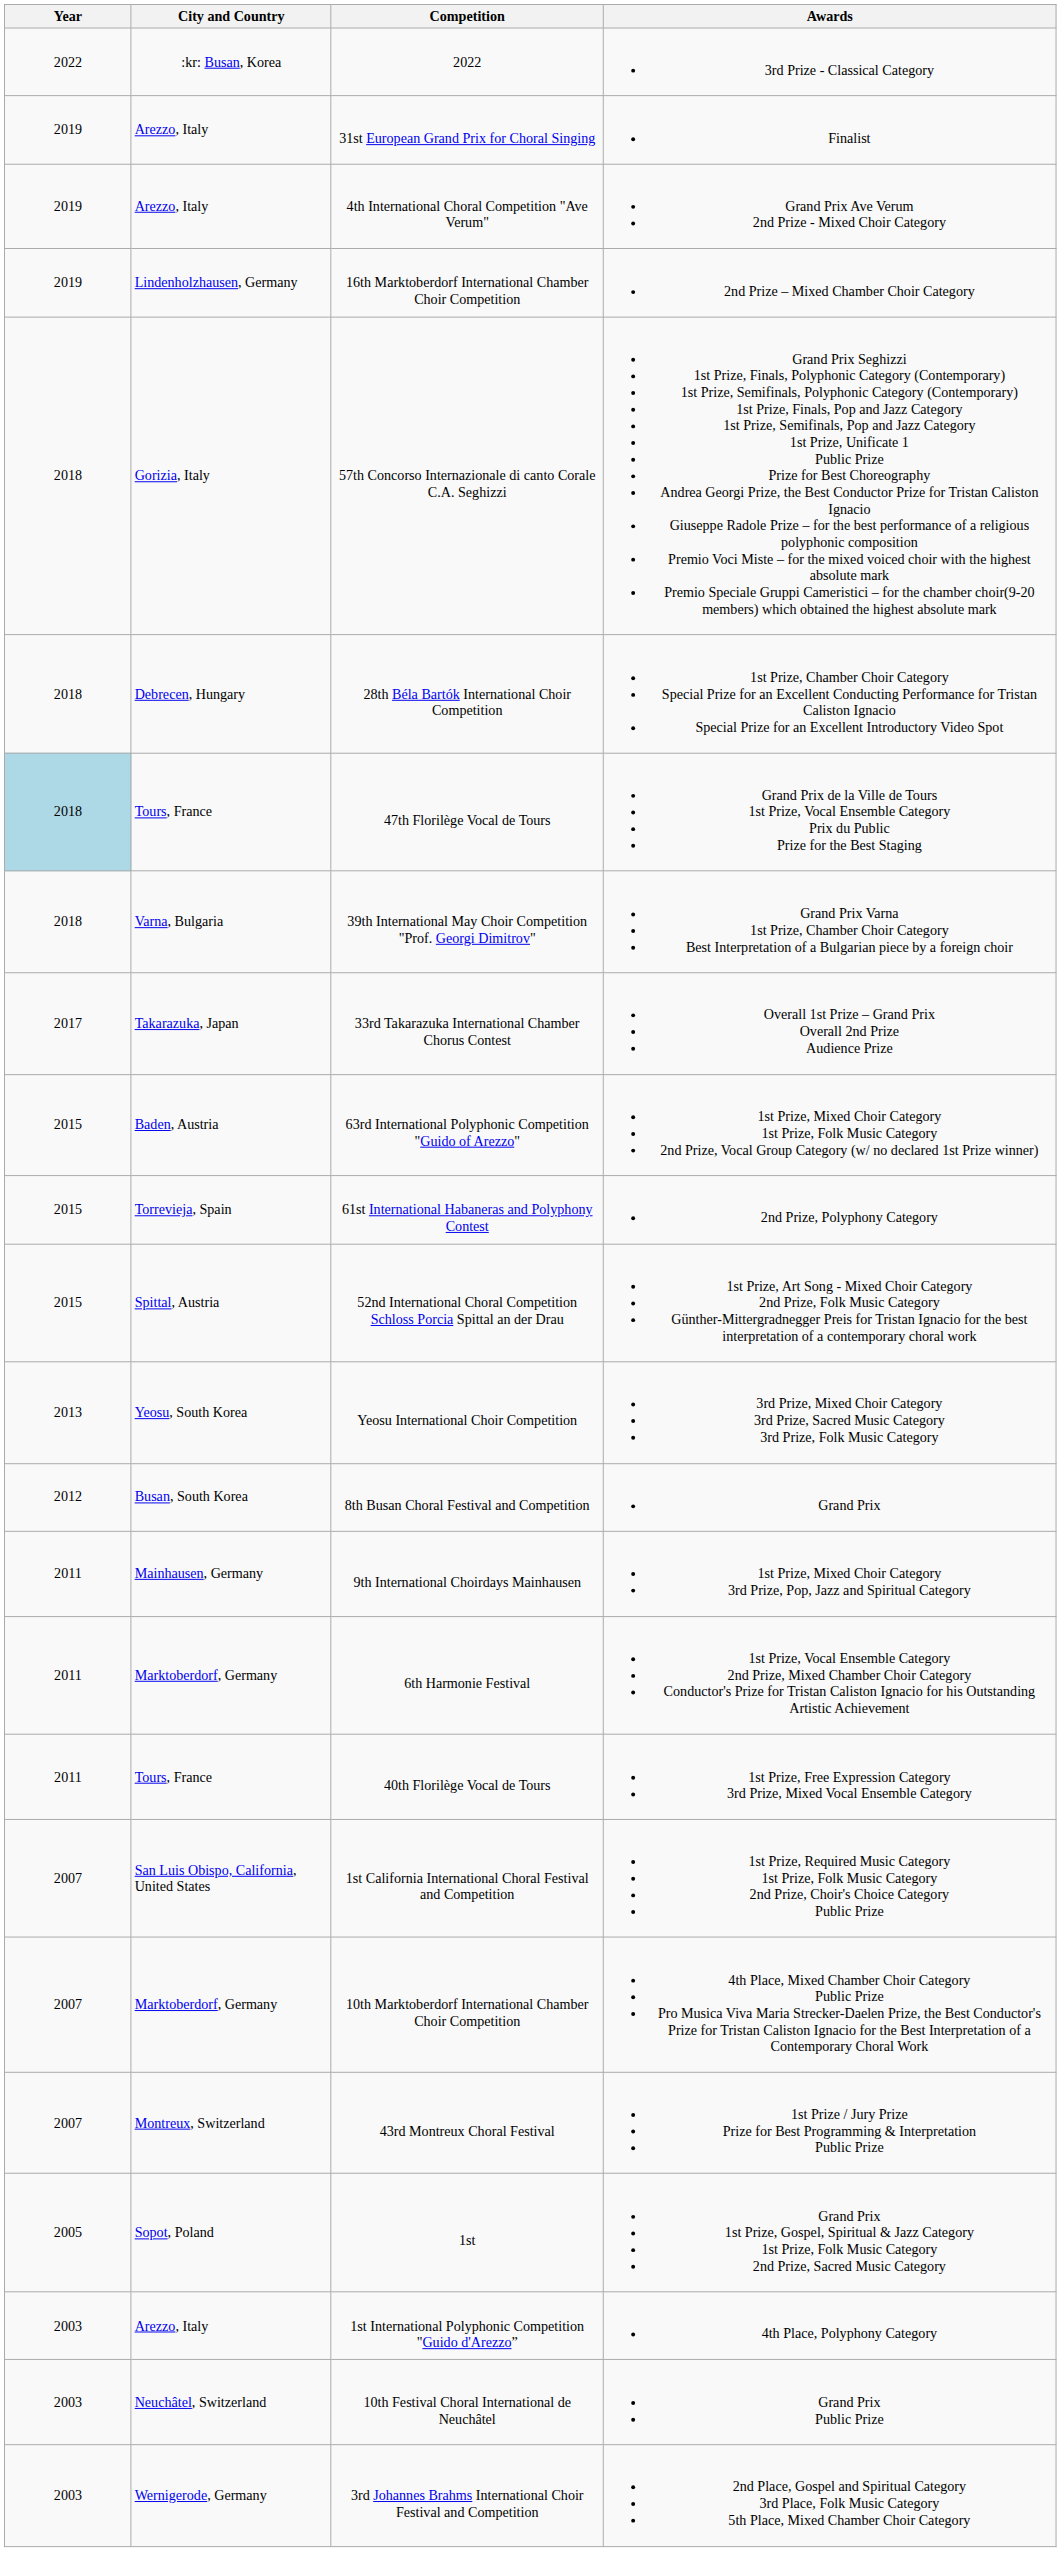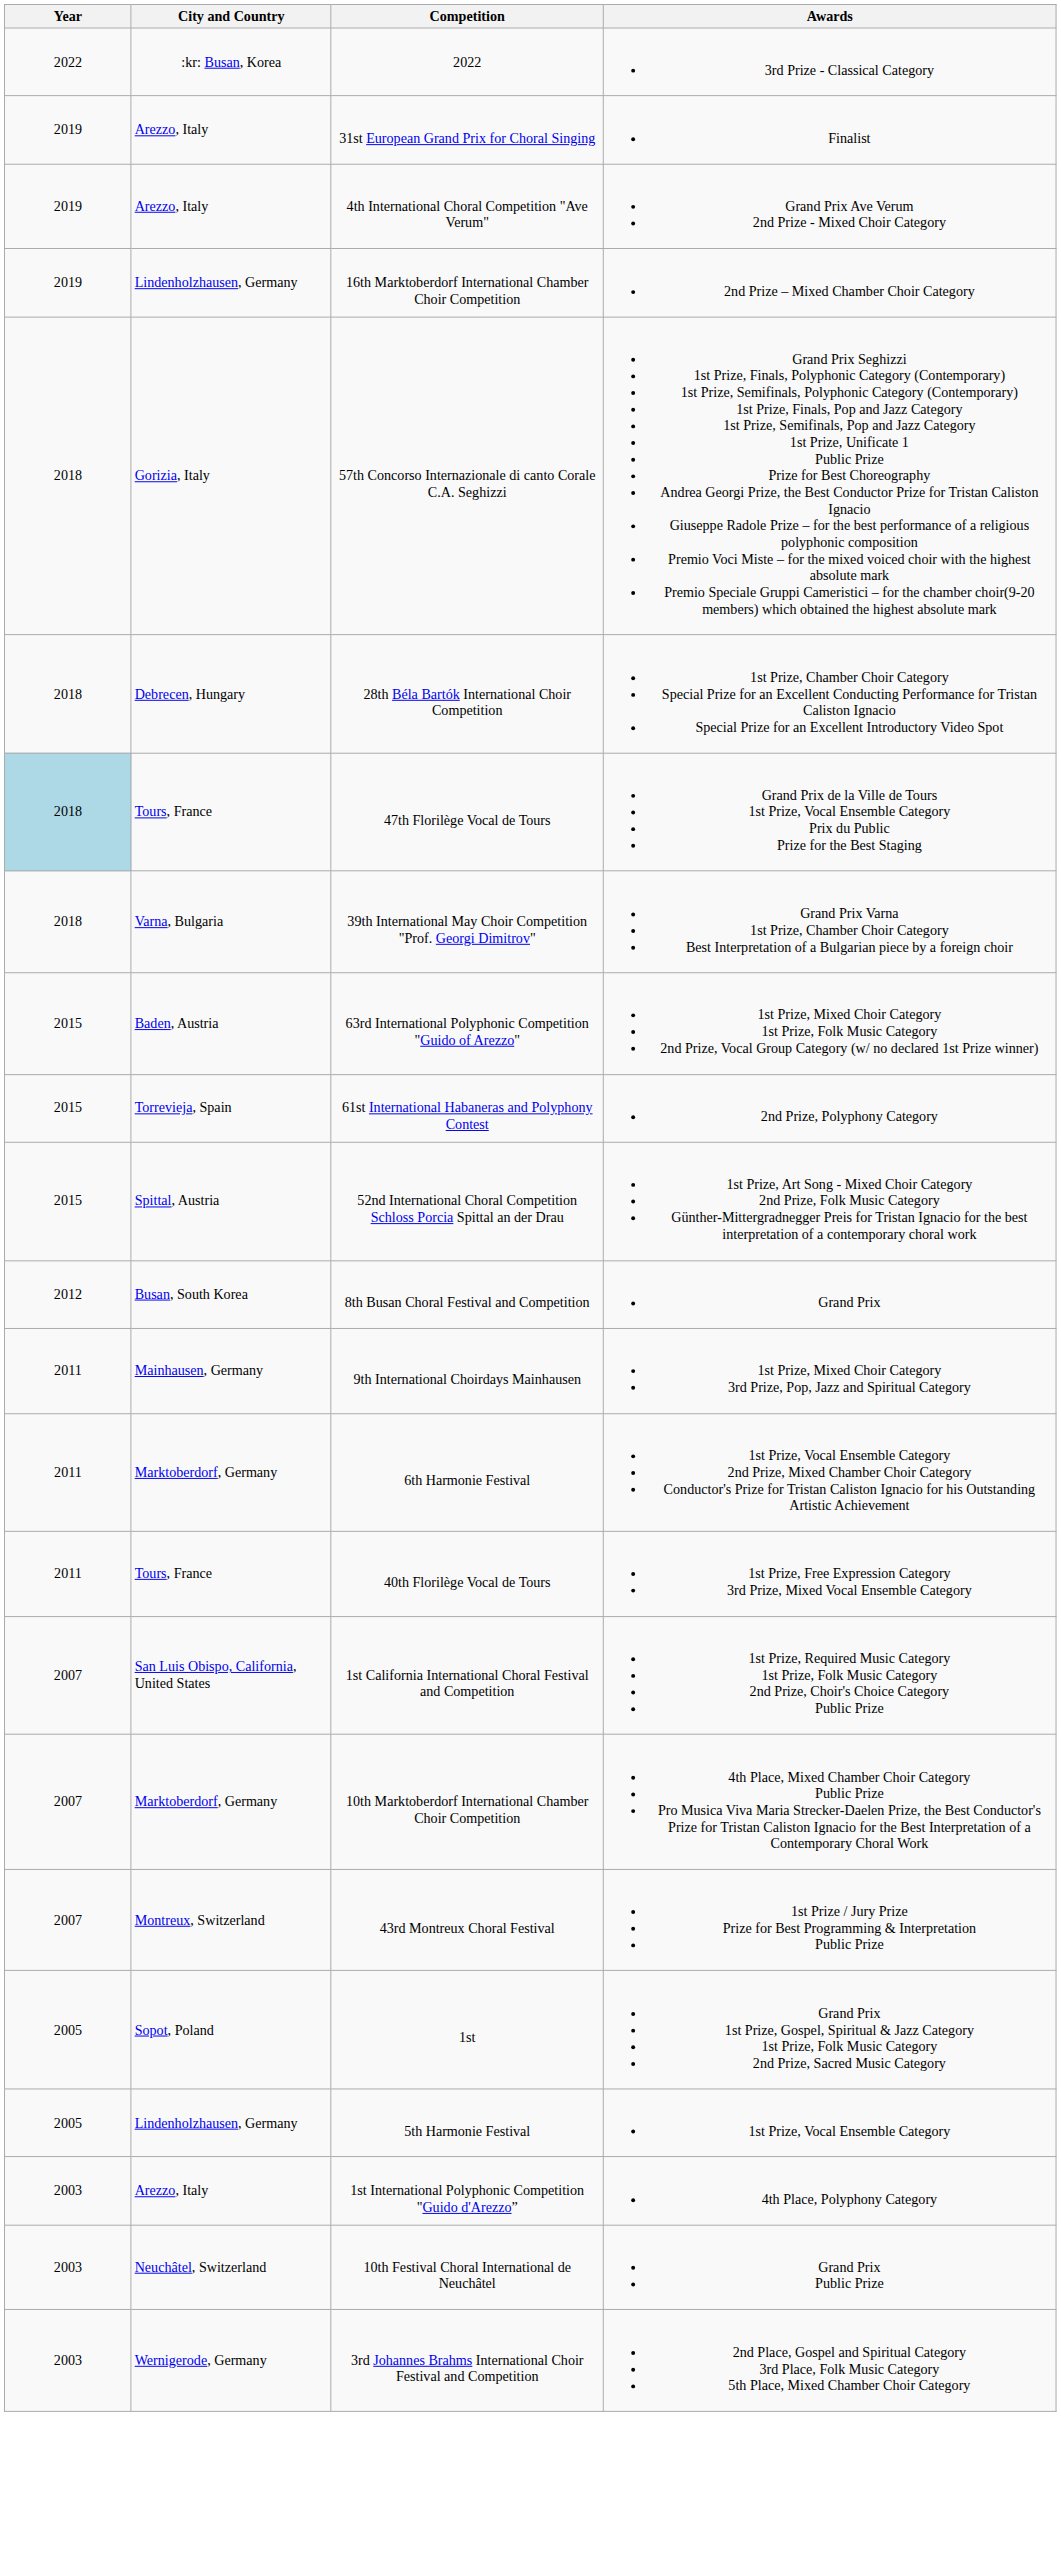- row: (467, 1032)
- row: (467, 1421)
+ row: (467, 2131)
